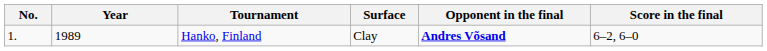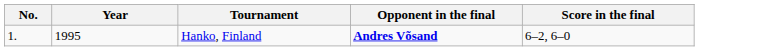- column: (384, 14)
(68, 35) 1989 -> (68, 35) 1995
